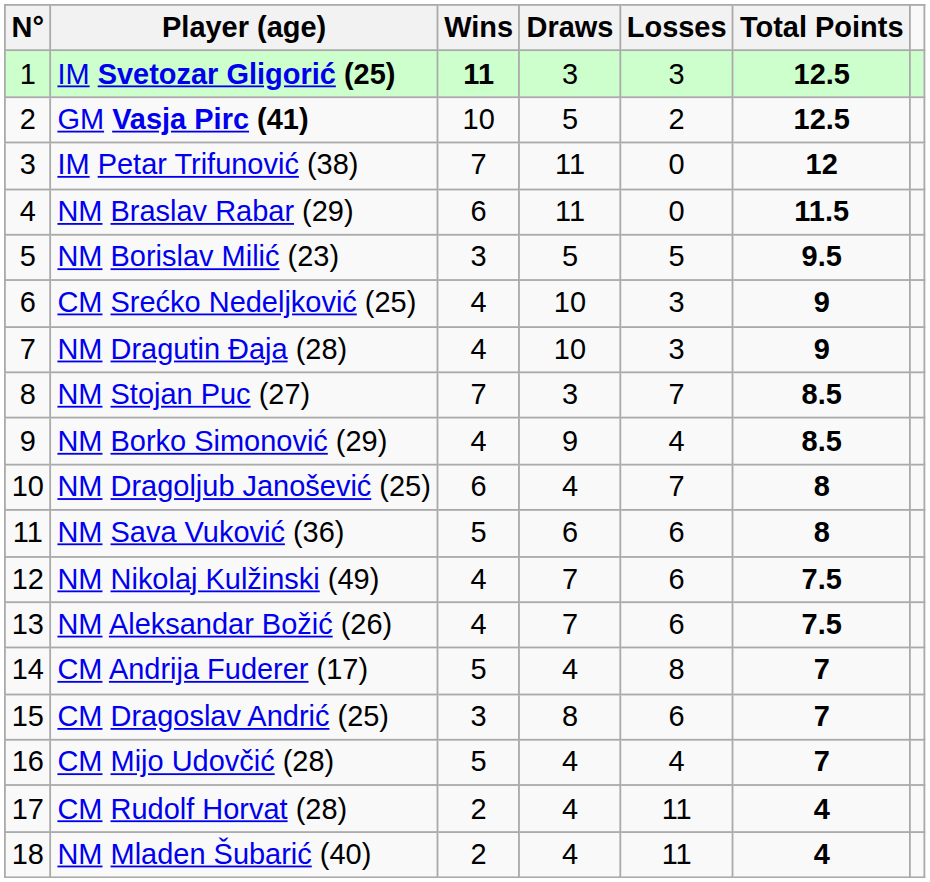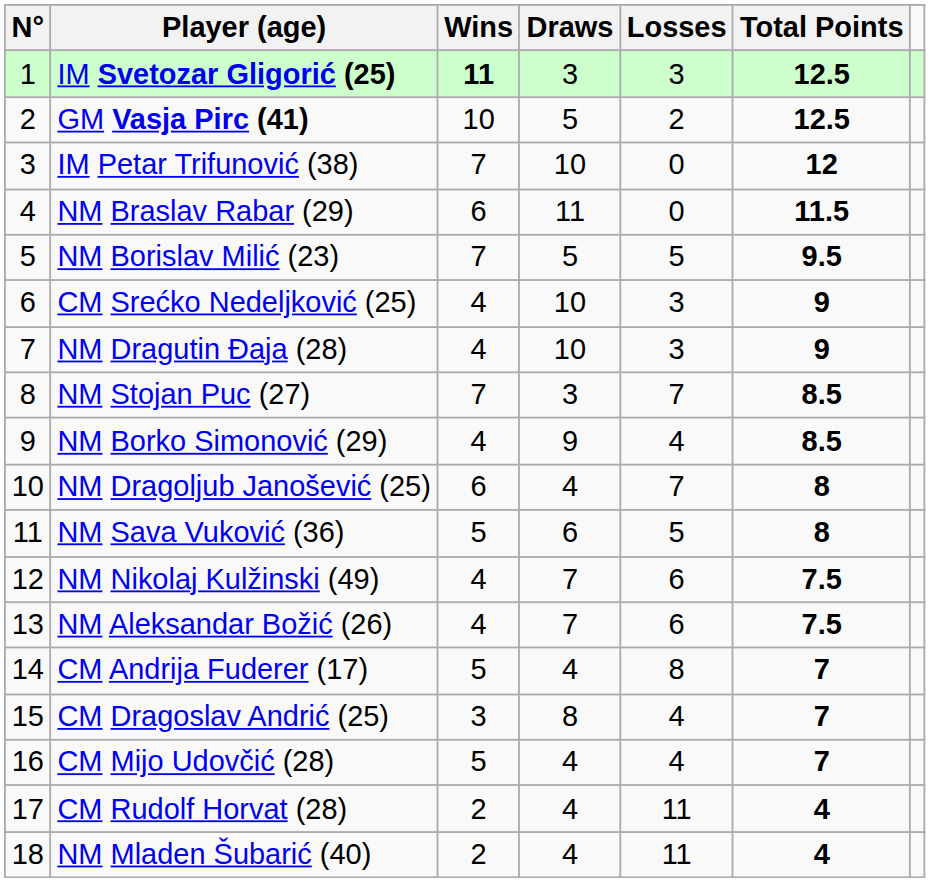(570, 165) 11 -> (570, 165) 10
(479, 257) 3 -> (479, 257) 7
(677, 532) 6 -> (677, 532) 5
(677, 716) 6 -> (677, 716) 4
